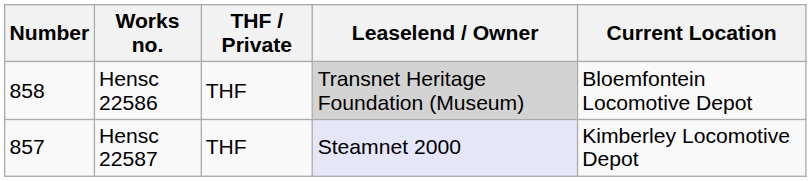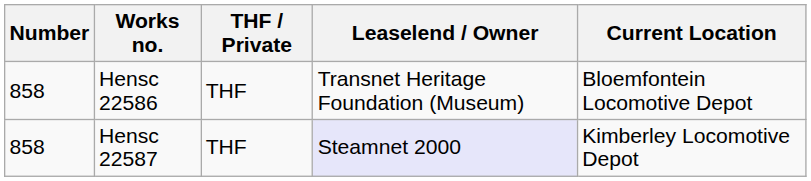(421, 90) lightgrey background -> (421, 90) no background
(27, 147) 857 -> (27, 147) 858
